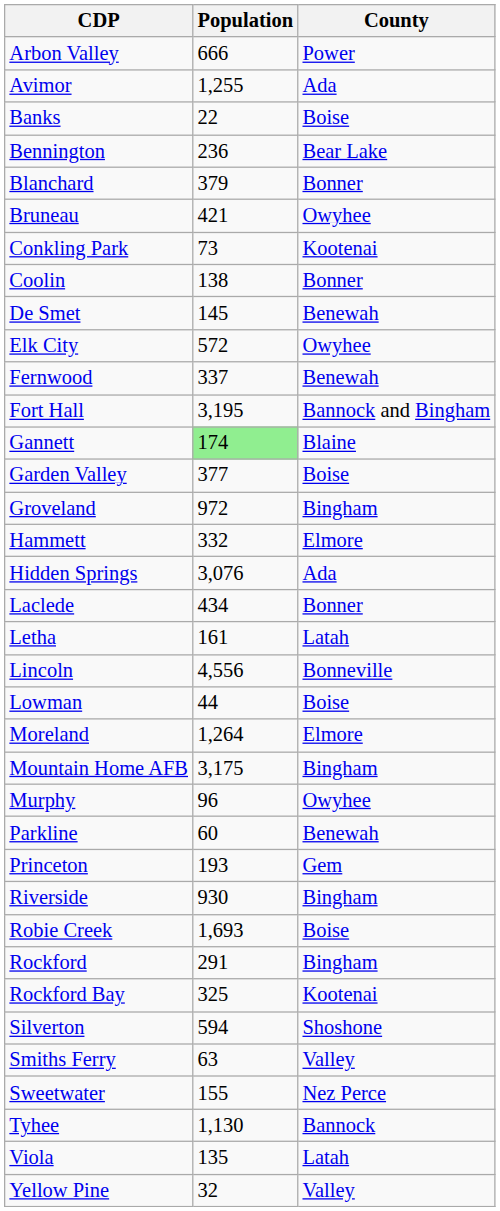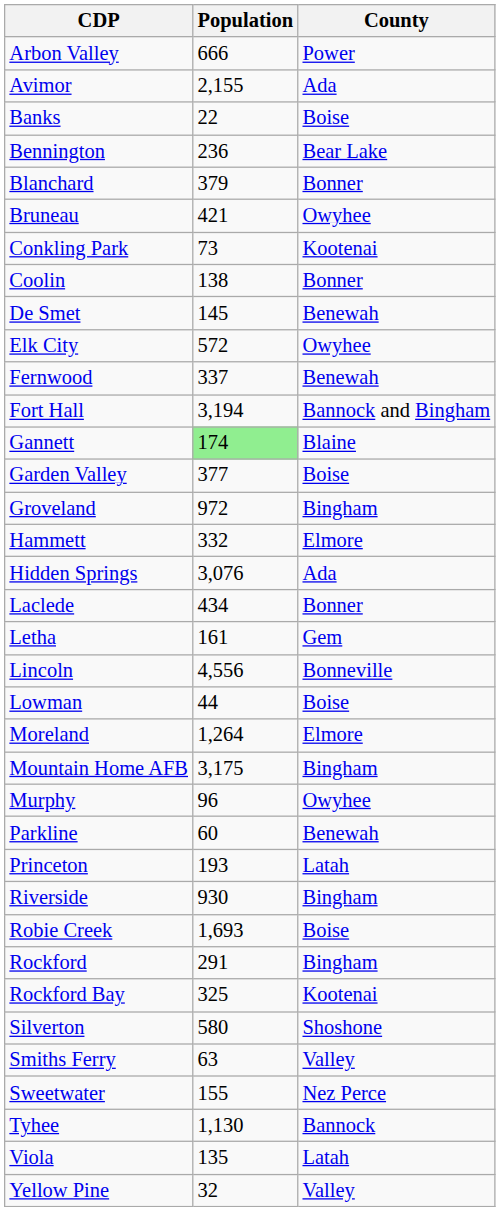(220, 85) 1,255 -> (220, 85) 2,155
(220, 410) 3,195 -> (220, 410) 3,194
(326, 637) Latah -> (322, 637) Gem
(322, 865) Gem -> (326, 865) Latah
(213, 1027) 594 -> (213, 1027) 580
